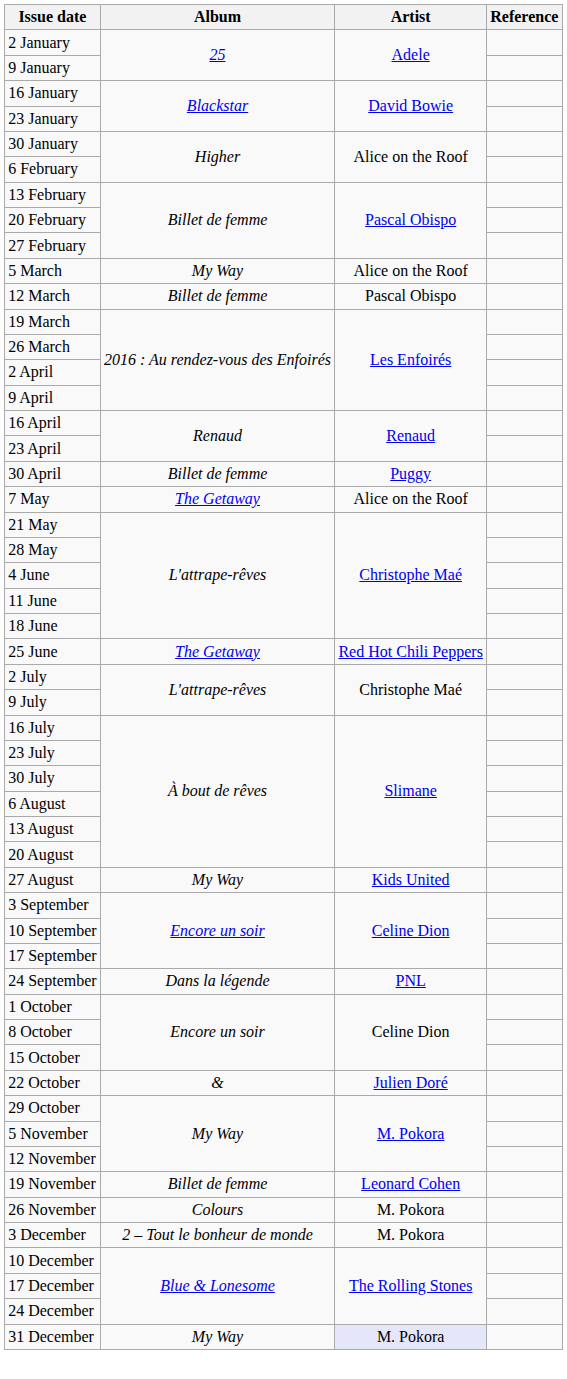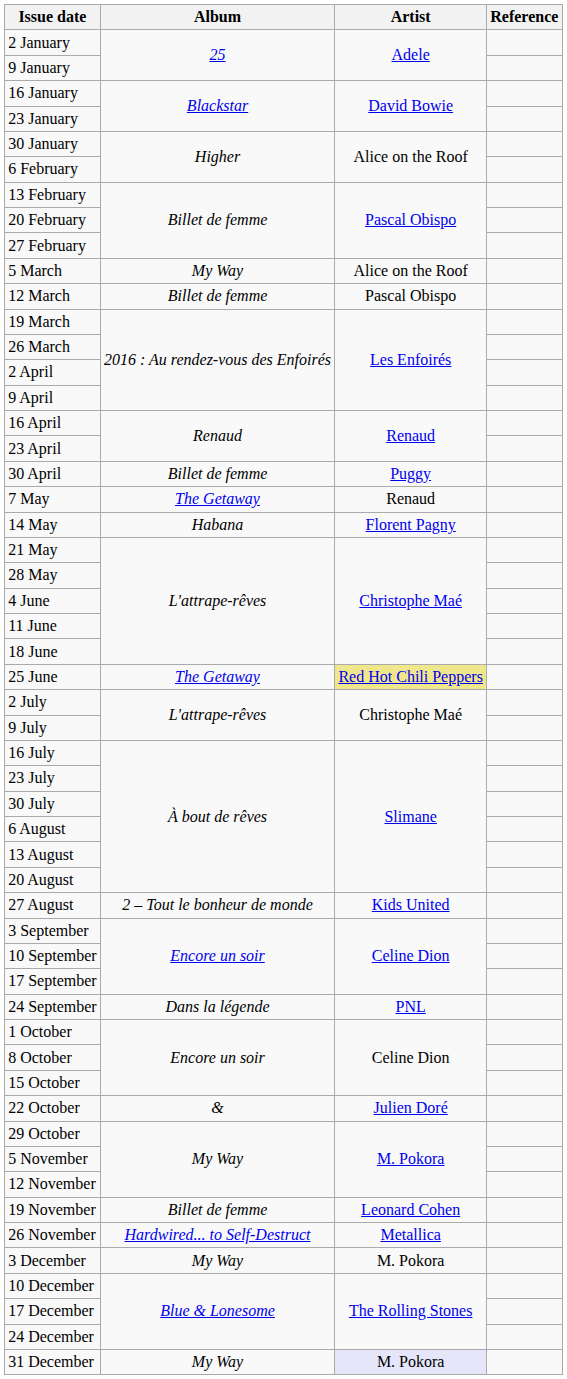(411, 499) Alice on the Roof -> (411, 499) Renaud
+ row: (33, 524)
(411, 651) no background -> (411, 676) khaki background
(218, 879) My Way -> (218, 905) 2 – Tout le bonheur de monde
(218, 1209) Colours -> (218, 1235) Hardwired... to Self-Destruct
(411, 1209) M. Pokora -> (411, 1235) Metallica
(218, 1235) 2 – Tout le bonheur de monde -> (218, 1260) My Way
